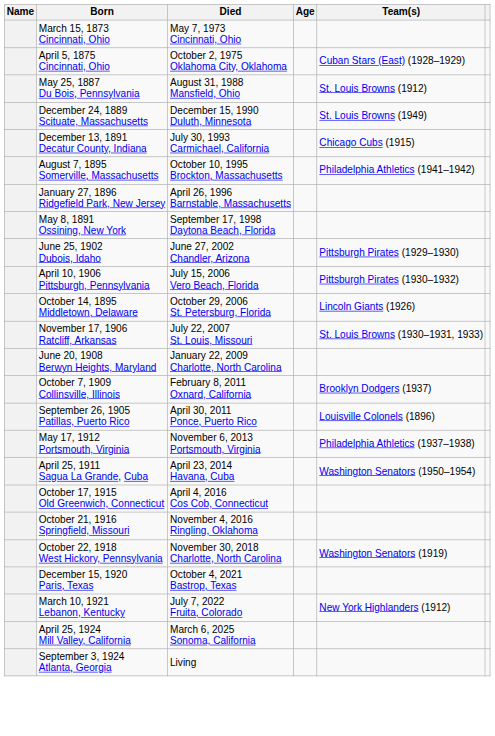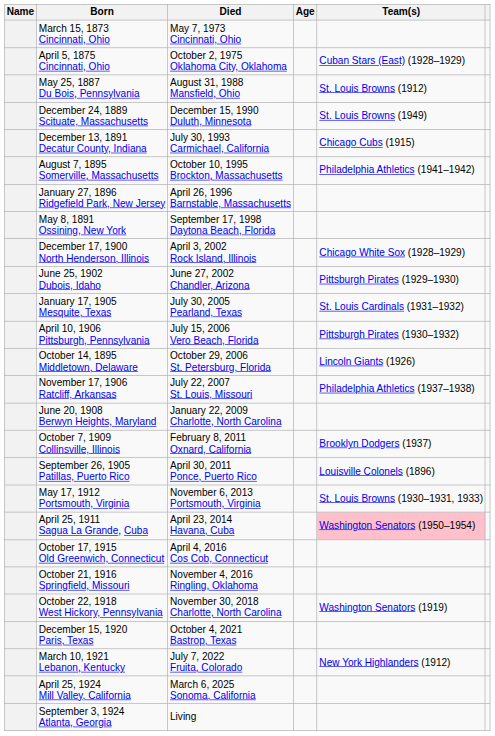+ row: (94, 252)
+ row: (78, 307)
(401, 334) St. Louis Browns (1930–1931, 1933) -> (397, 389) Philadelphia Athletics (1937–1938)
(397, 444) Philadelphia Athletics (1937–1938) -> (401, 498) St. Louis Browns (1930–1931, 1933)
(397, 471) no background -> (397, 526) pink background
